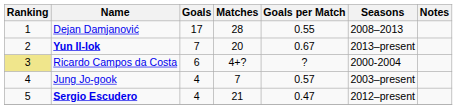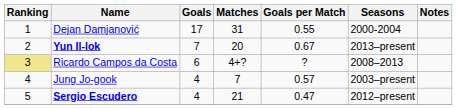(237, 29) 28 -> (237, 29) 31
(377, 29) 2008–2013 -> (376, 29) 2000-2004
(376, 63) 2000-2004 -> (377, 63) 2008–2013
